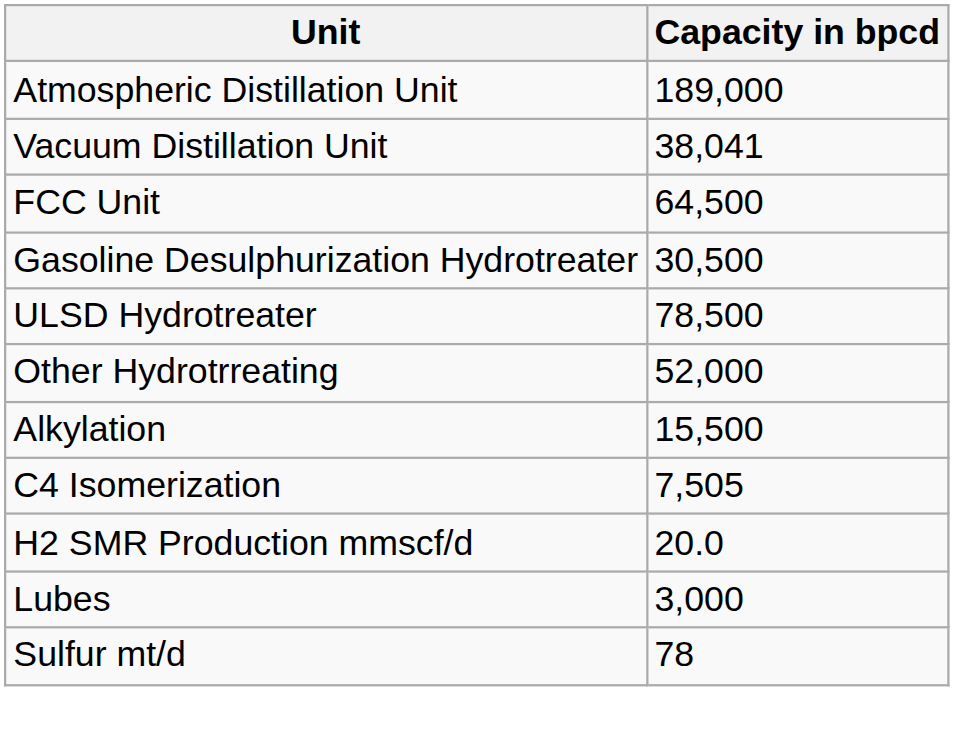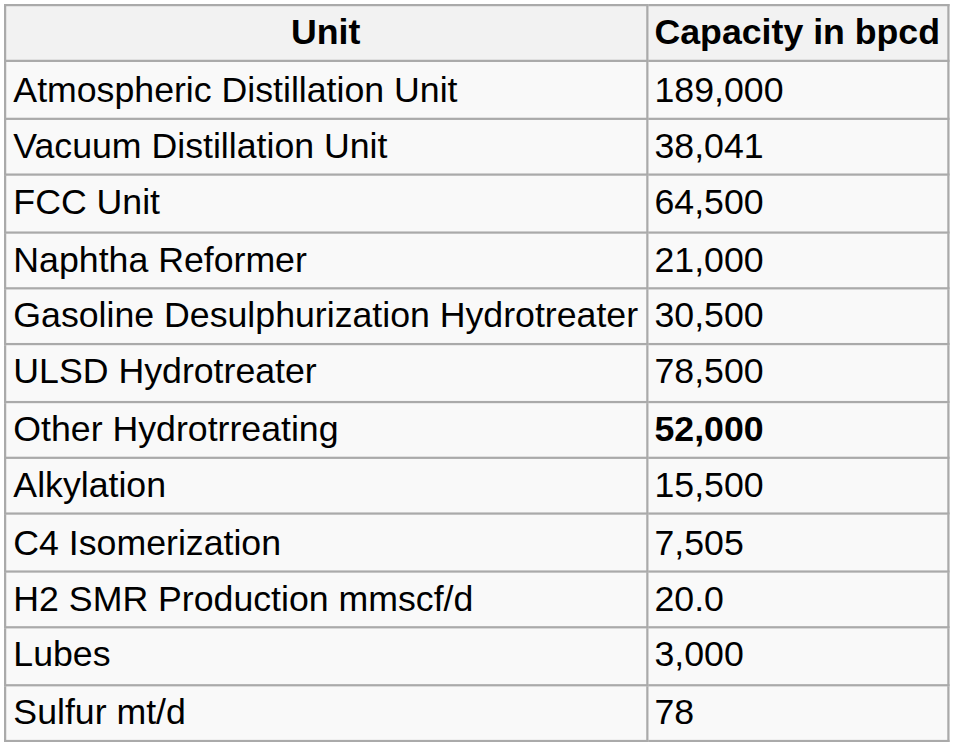+ row: (160, 259)
(709, 372) normal -> (709, 428) bold
